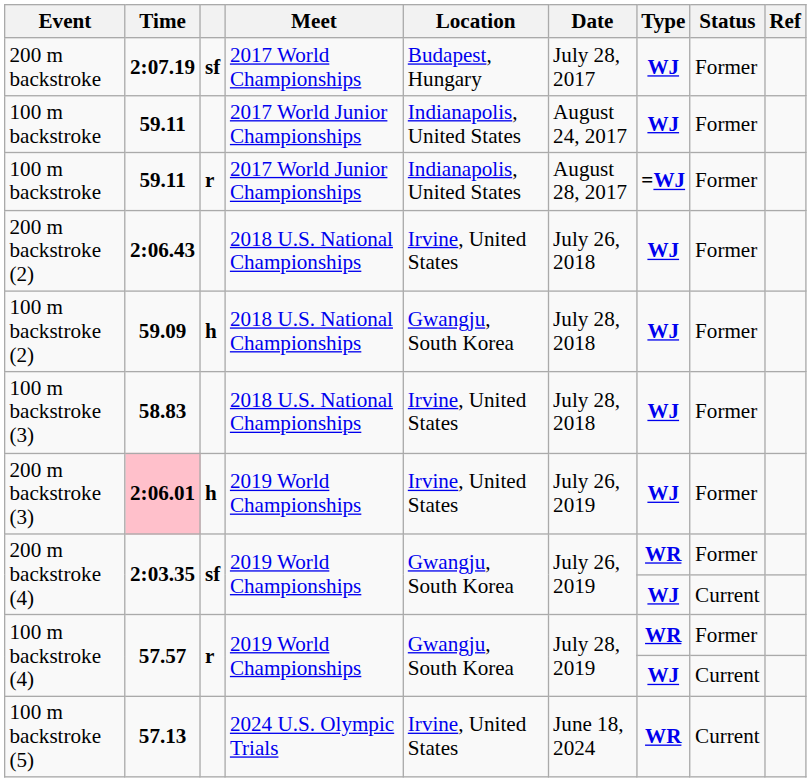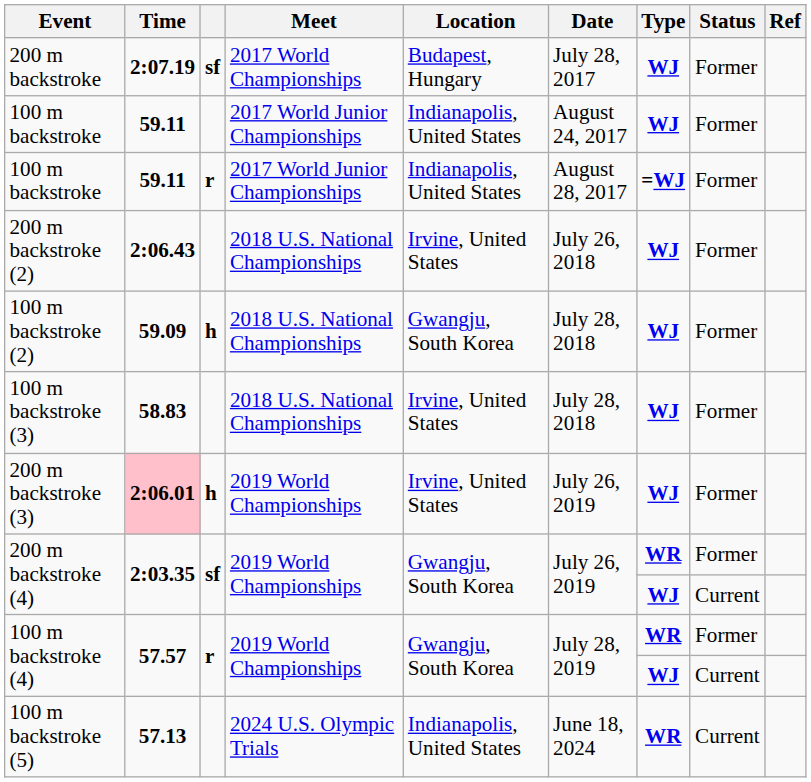(467, 736) Irvine, United States -> (464, 736) Indianapolis, United States
